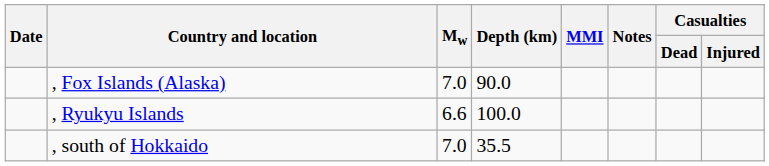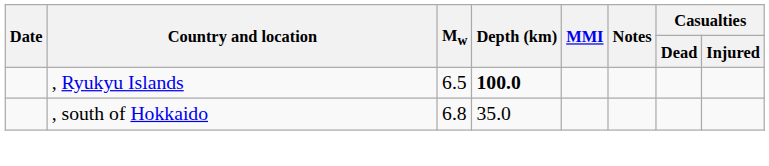- row: (139, 82)
(454, 113) 6.6 -> (454, 82) 6.5
(499, 113) normal -> (499, 82) bold
(454, 144) 7.0 -> (454, 113) 6.8
(494, 144) 35.5 -> (494, 113) 35.0
